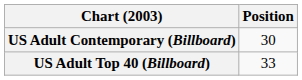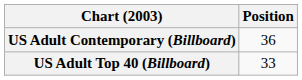(268, 39) 30 -> (268, 39) 36
